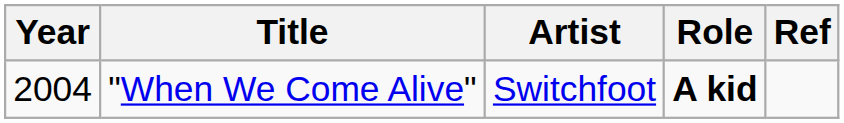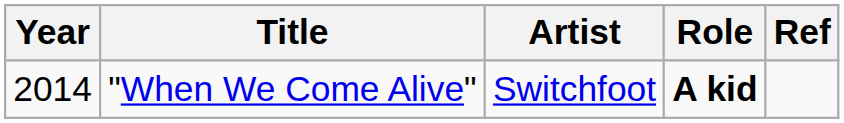(53, 88) 2004 -> (53, 88) 2014
